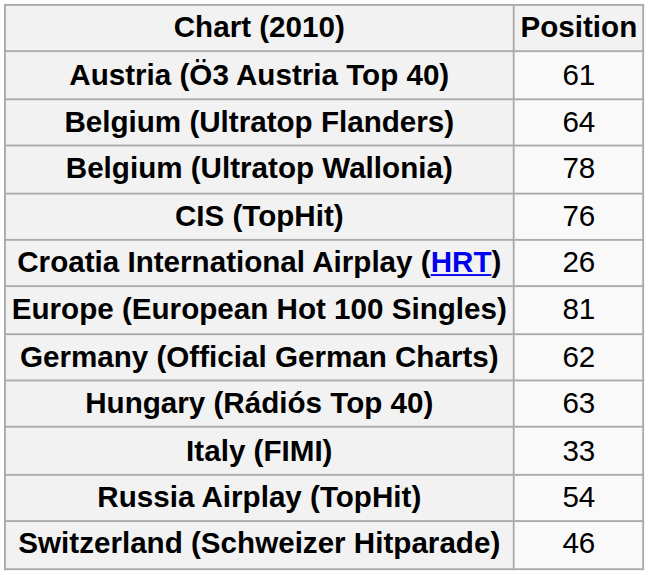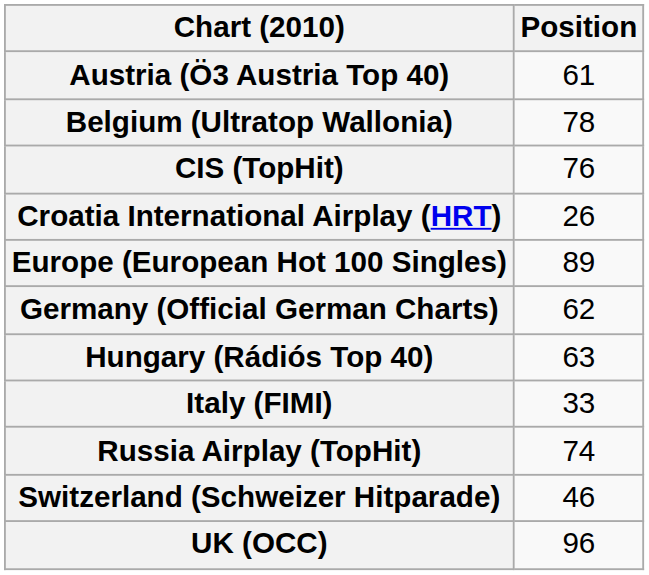- row: (259, 121)
(579, 309) 81 -> (579, 262) 89
(579, 497) 54 -> (579, 450) 74
+ row: (259, 544)
